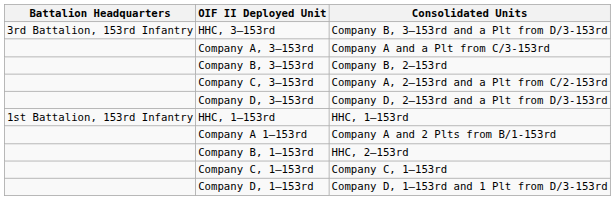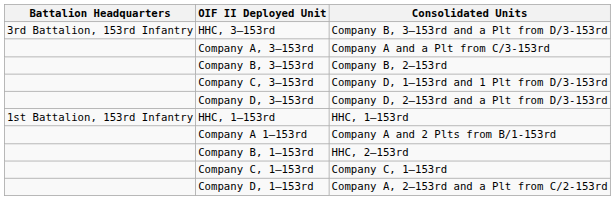(470, 83) Company A, 2–153rd and a Plt from C/2-153rd -> (470, 83) Company D, 1–153rd and 1 Plt from D/3-153rd
(470, 187) Company D, 1–153rd and 1 Plt from D/3-153rd -> (470, 187) Company A, 2–153rd and a Plt from C/2-153rd
